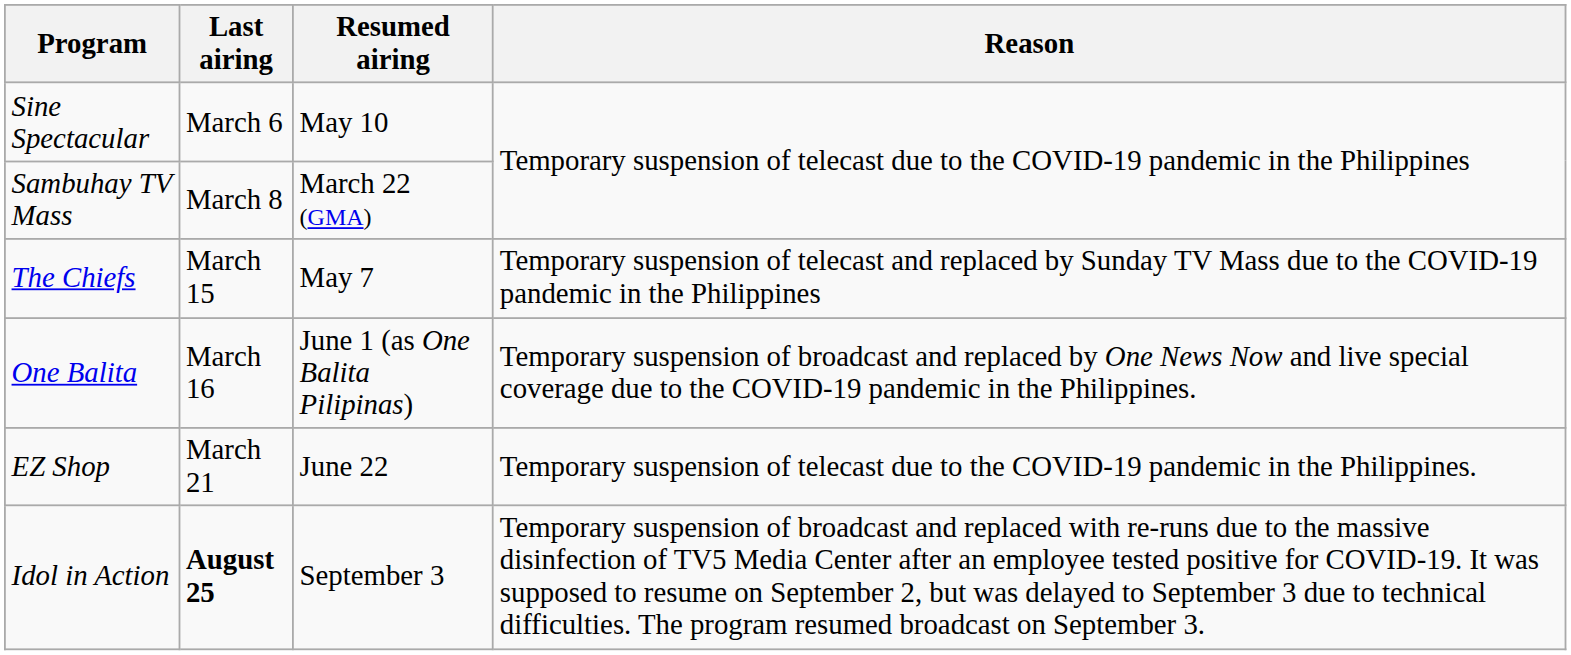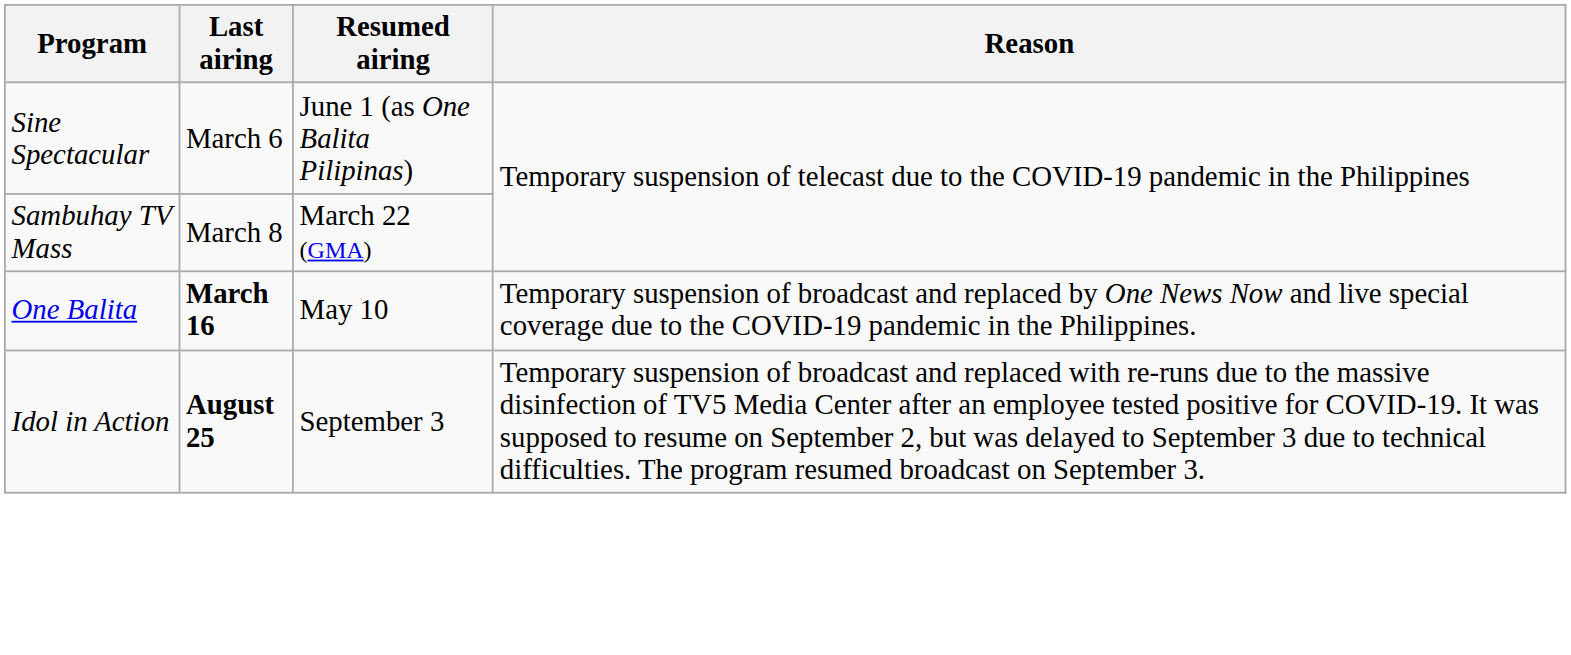(344, 121) May 10 -> (385, 137) June 1 (as One Balita Pilipinas)
- row: (74, 277)
(224, 372) normal -> (227, 310) bold
(385, 372) June 1 (as One Balita Pilipinas) -> (344, 310) May 10
- row: (61, 466)
